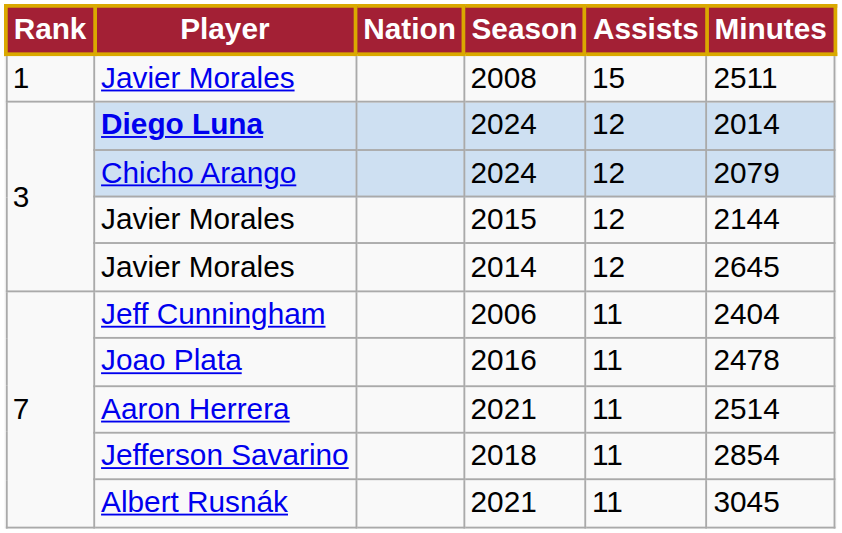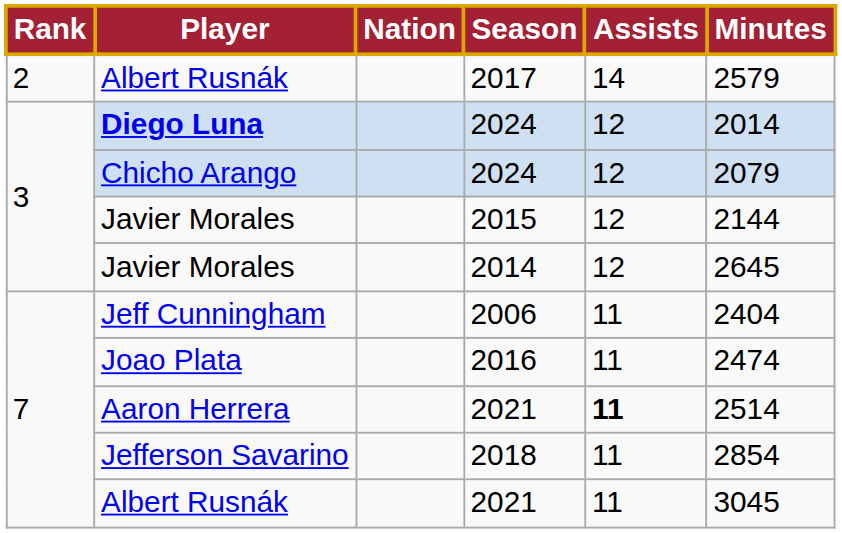- row: (198, 78)
+ row: (195, 78)
(747, 361) 2478 -> (747, 361) 2474
(607, 408) normal -> (608, 408) bold
